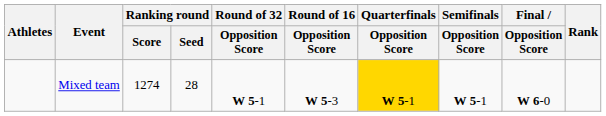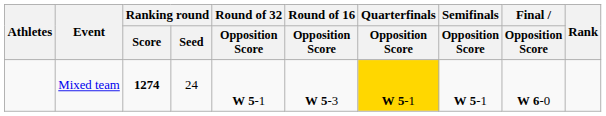(147, 85) normal -> (147, 85) bold
(191, 85) 28 -> (191, 85) 24
